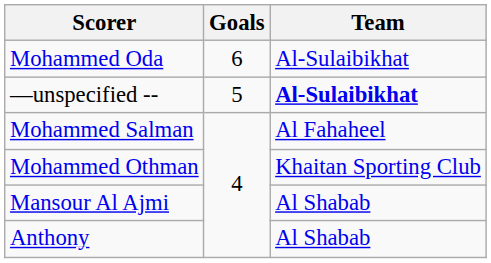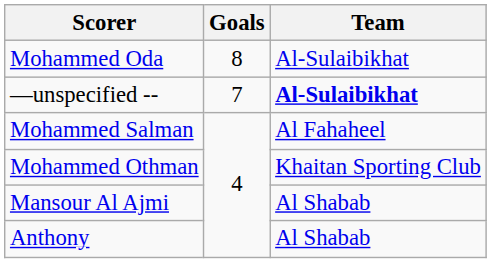(237, 58) 6 -> (237, 58) 8
(237, 94) 5 -> (237, 94) 7
